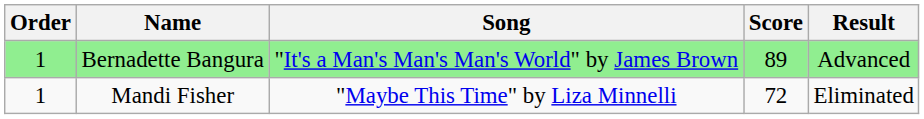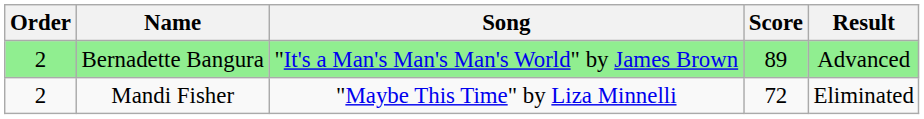(40, 58) 1 -> (40, 58) 2
(40, 95) 1 -> (40, 95) 2
